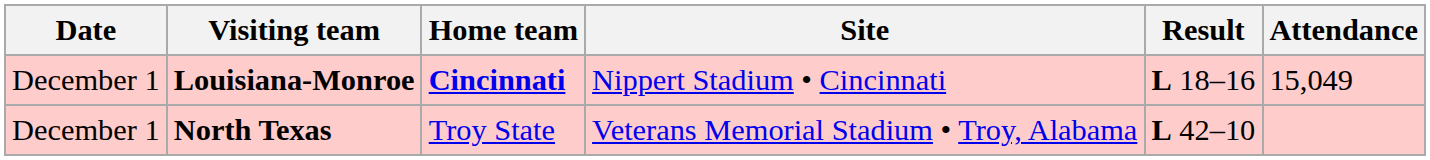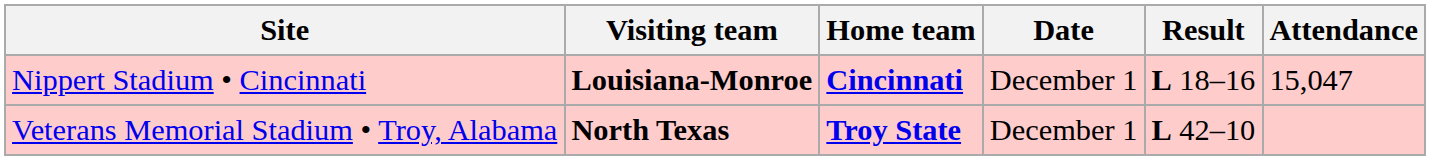columns swapped: (86, 29) <-> (865, 29)
(1311, 79) 15,049 -> (1311, 79) 15,047
(492, 130) normal -> (894, 130) bold
